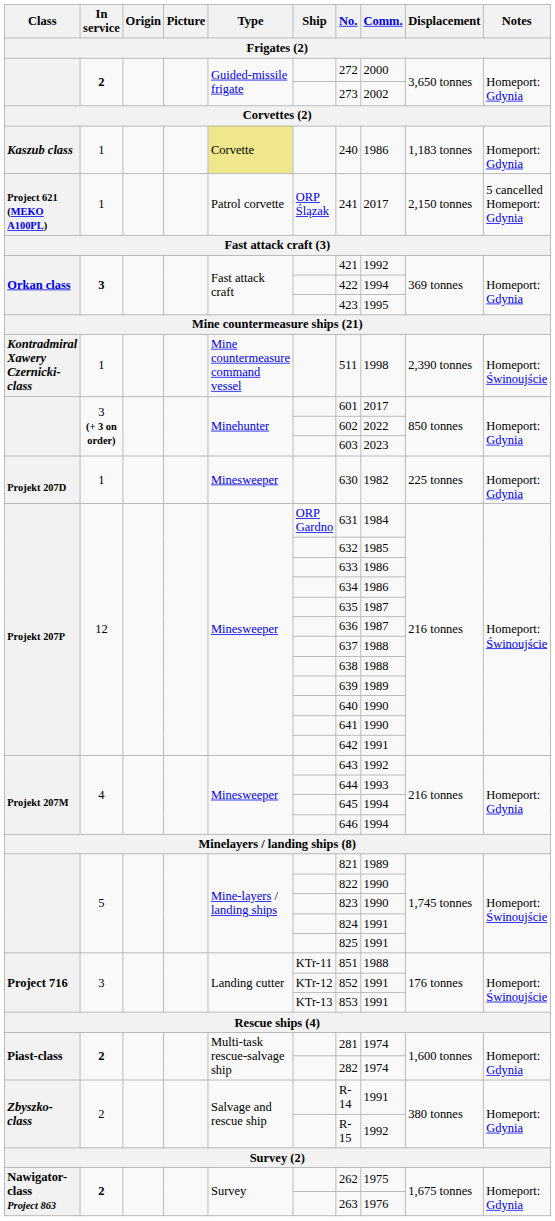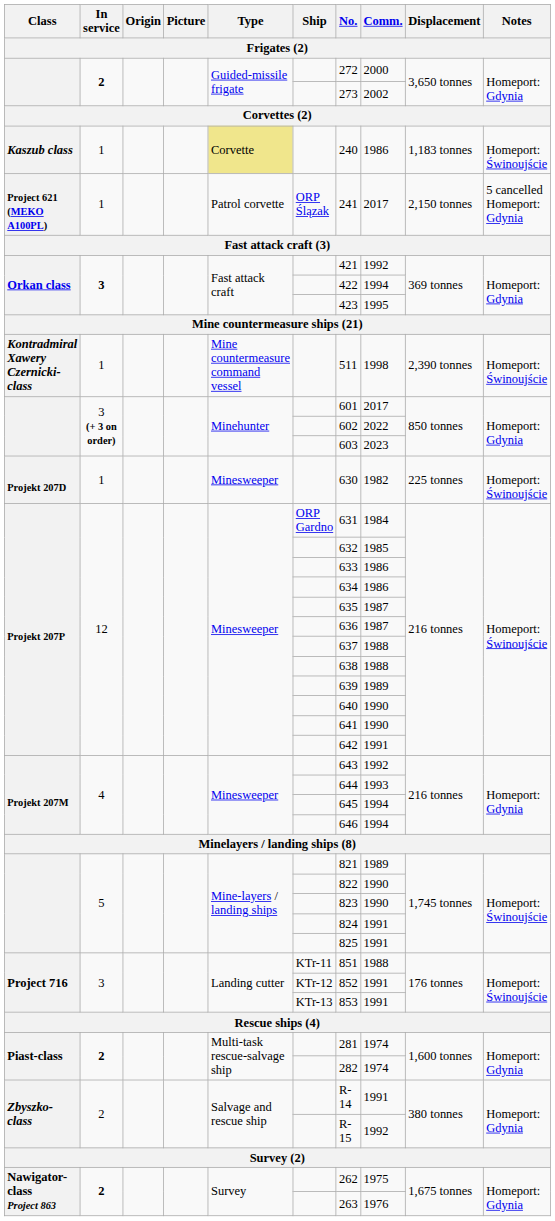(513, 156) Homeport: Gdynia -> (517, 156) Homeport: Świnoujście
(513, 486) Homeport: Gdynia -> (517, 486) Homeport: Świnoujście
